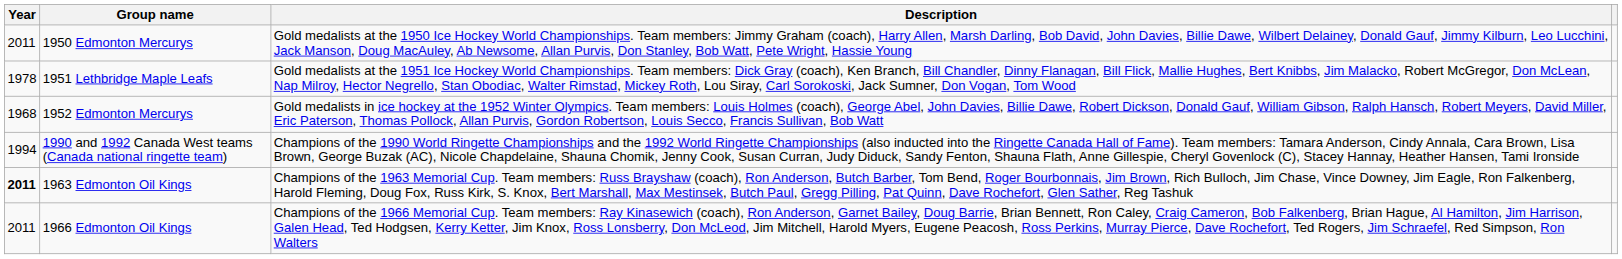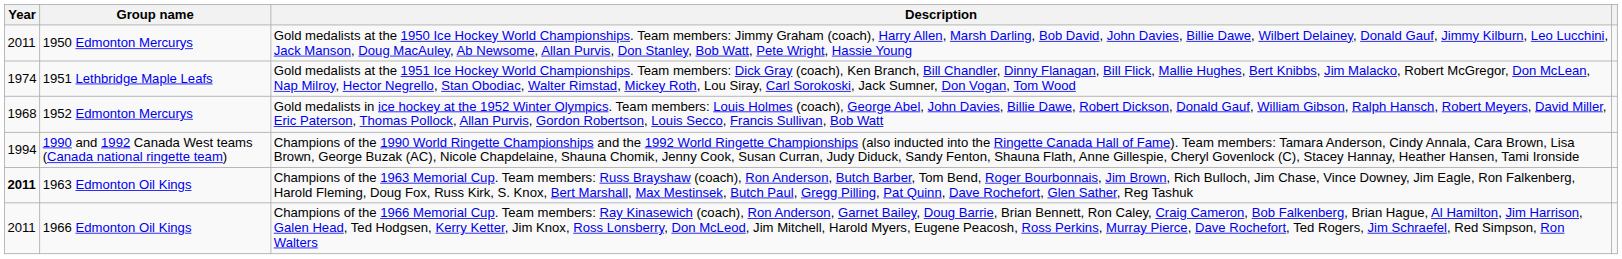(22, 78) 1978 -> (22, 78) 1974
